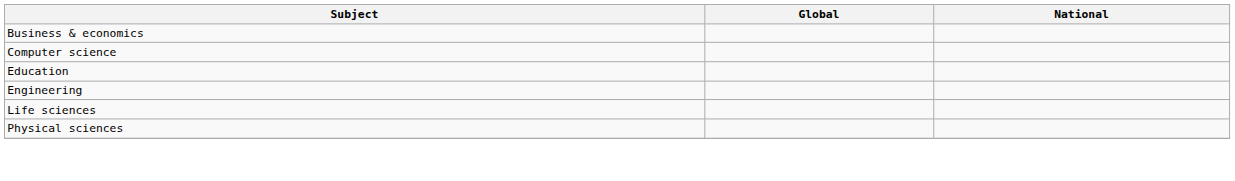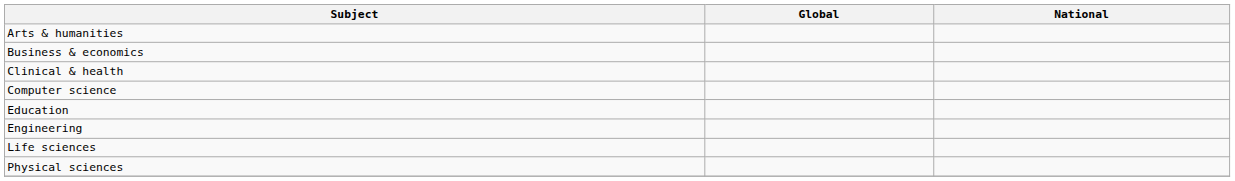+ row: (65, 33)
+ row: (65, 71)
